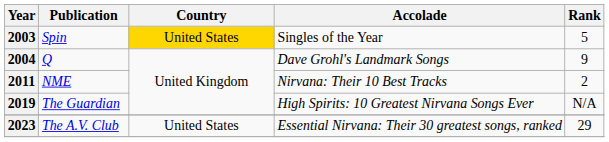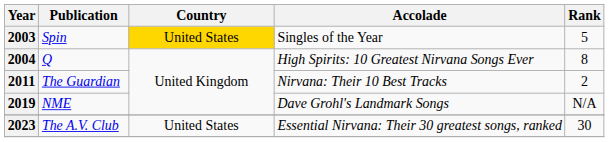(363, 59) Dave Grohl's Landmark Songs -> (406, 59) High Spirits: 10 Greatest Nirvana Songs Ever
(585, 59) 9 -> (585, 59) 8
(57, 81) NME -> (81, 81) The Guardian
(81, 103) The Guardian -> (57, 103) NME
(406, 103) High Spirits: 10 Greatest Nirvana Songs Ever -> (363, 103) Dave Grohl's Landmark Songs
(585, 125) 29 -> (585, 125) 30
